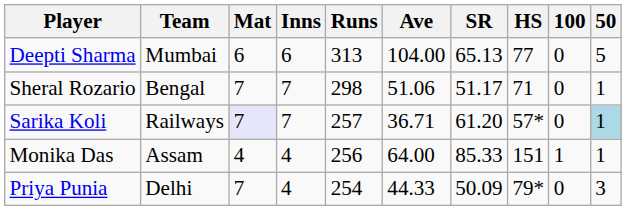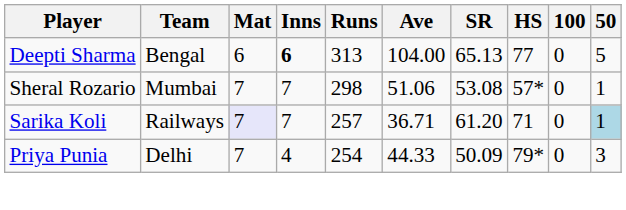(181, 54) Mumbai -> (175, 54) Bengal
(286, 54) normal -> (286, 54) bold
(175, 88) Bengal -> (181, 88) Mumbai
(479, 88) 51.17 -> (479, 88) 53.08
(523, 88) 71 -> (528, 88) 57*
(528, 121) 57* -> (523, 121) 71
- row: (61, 155)
